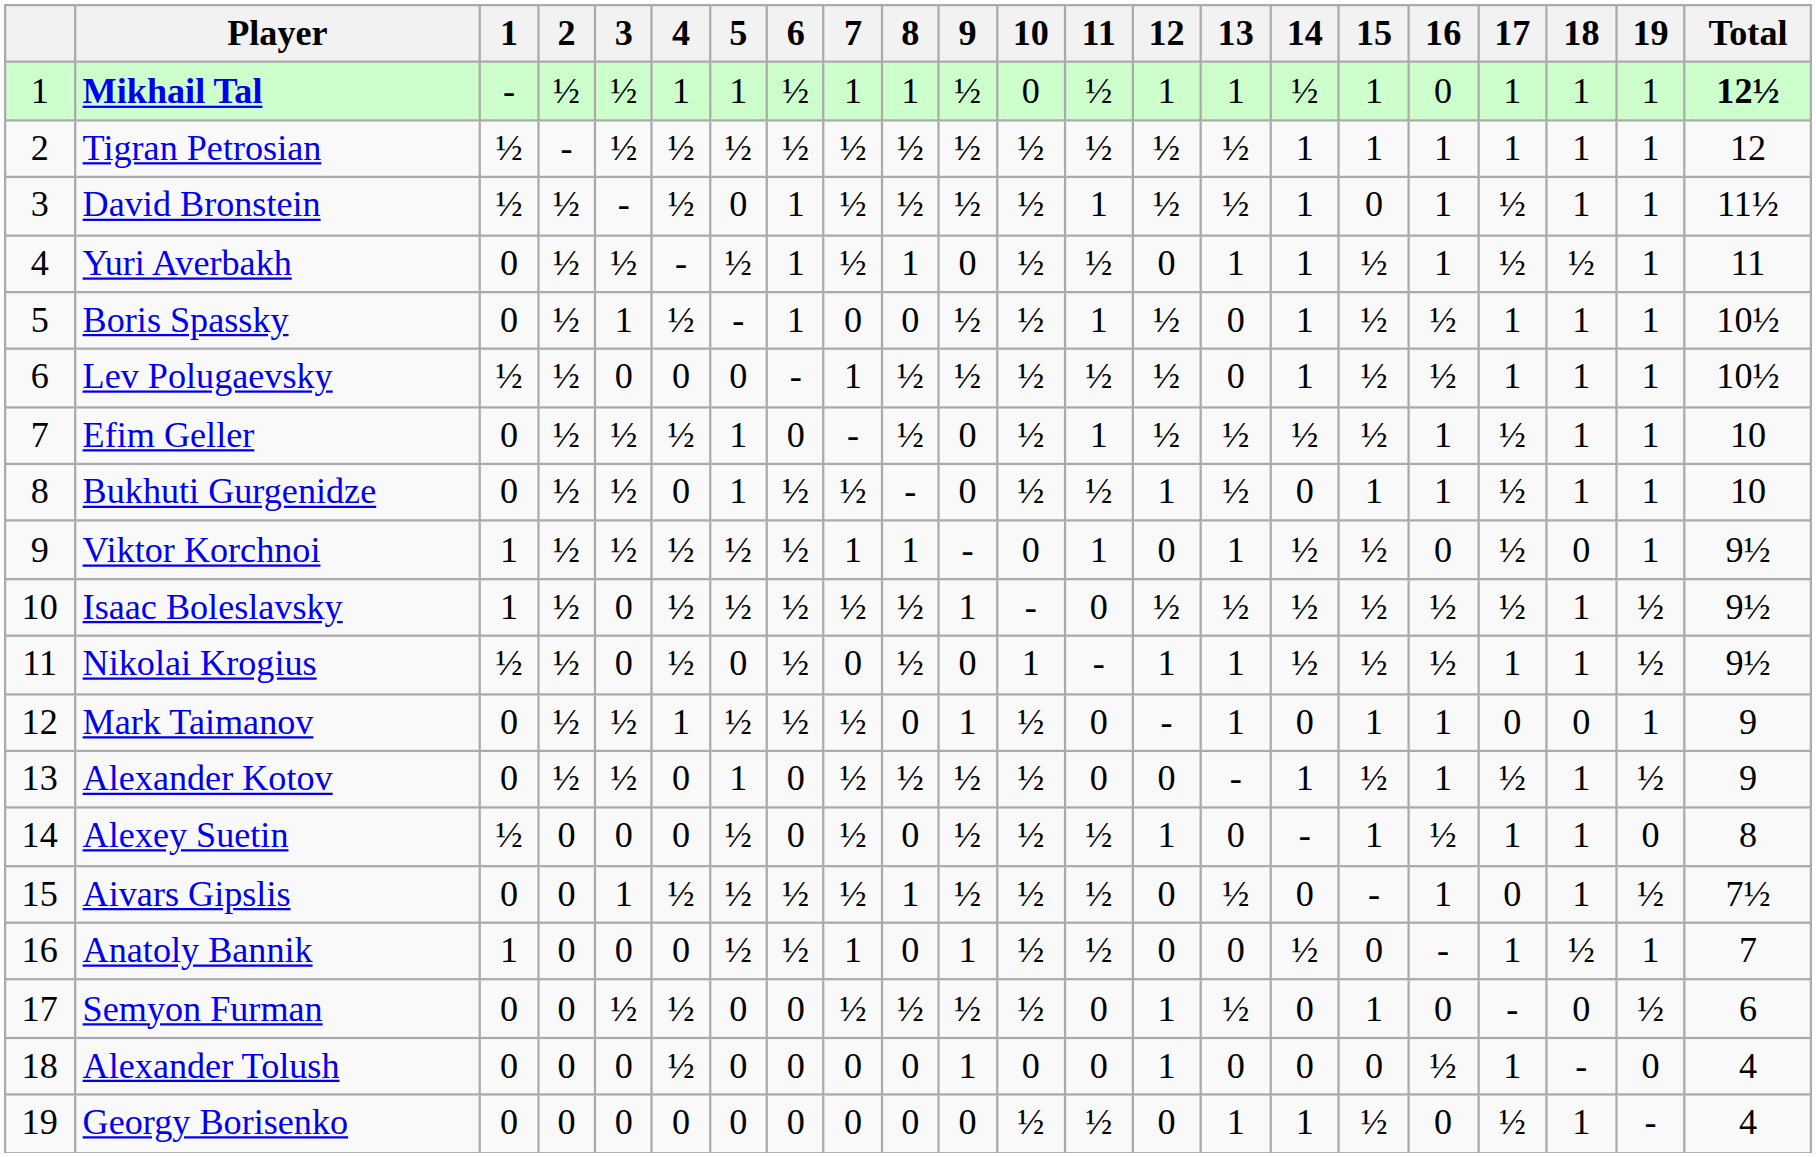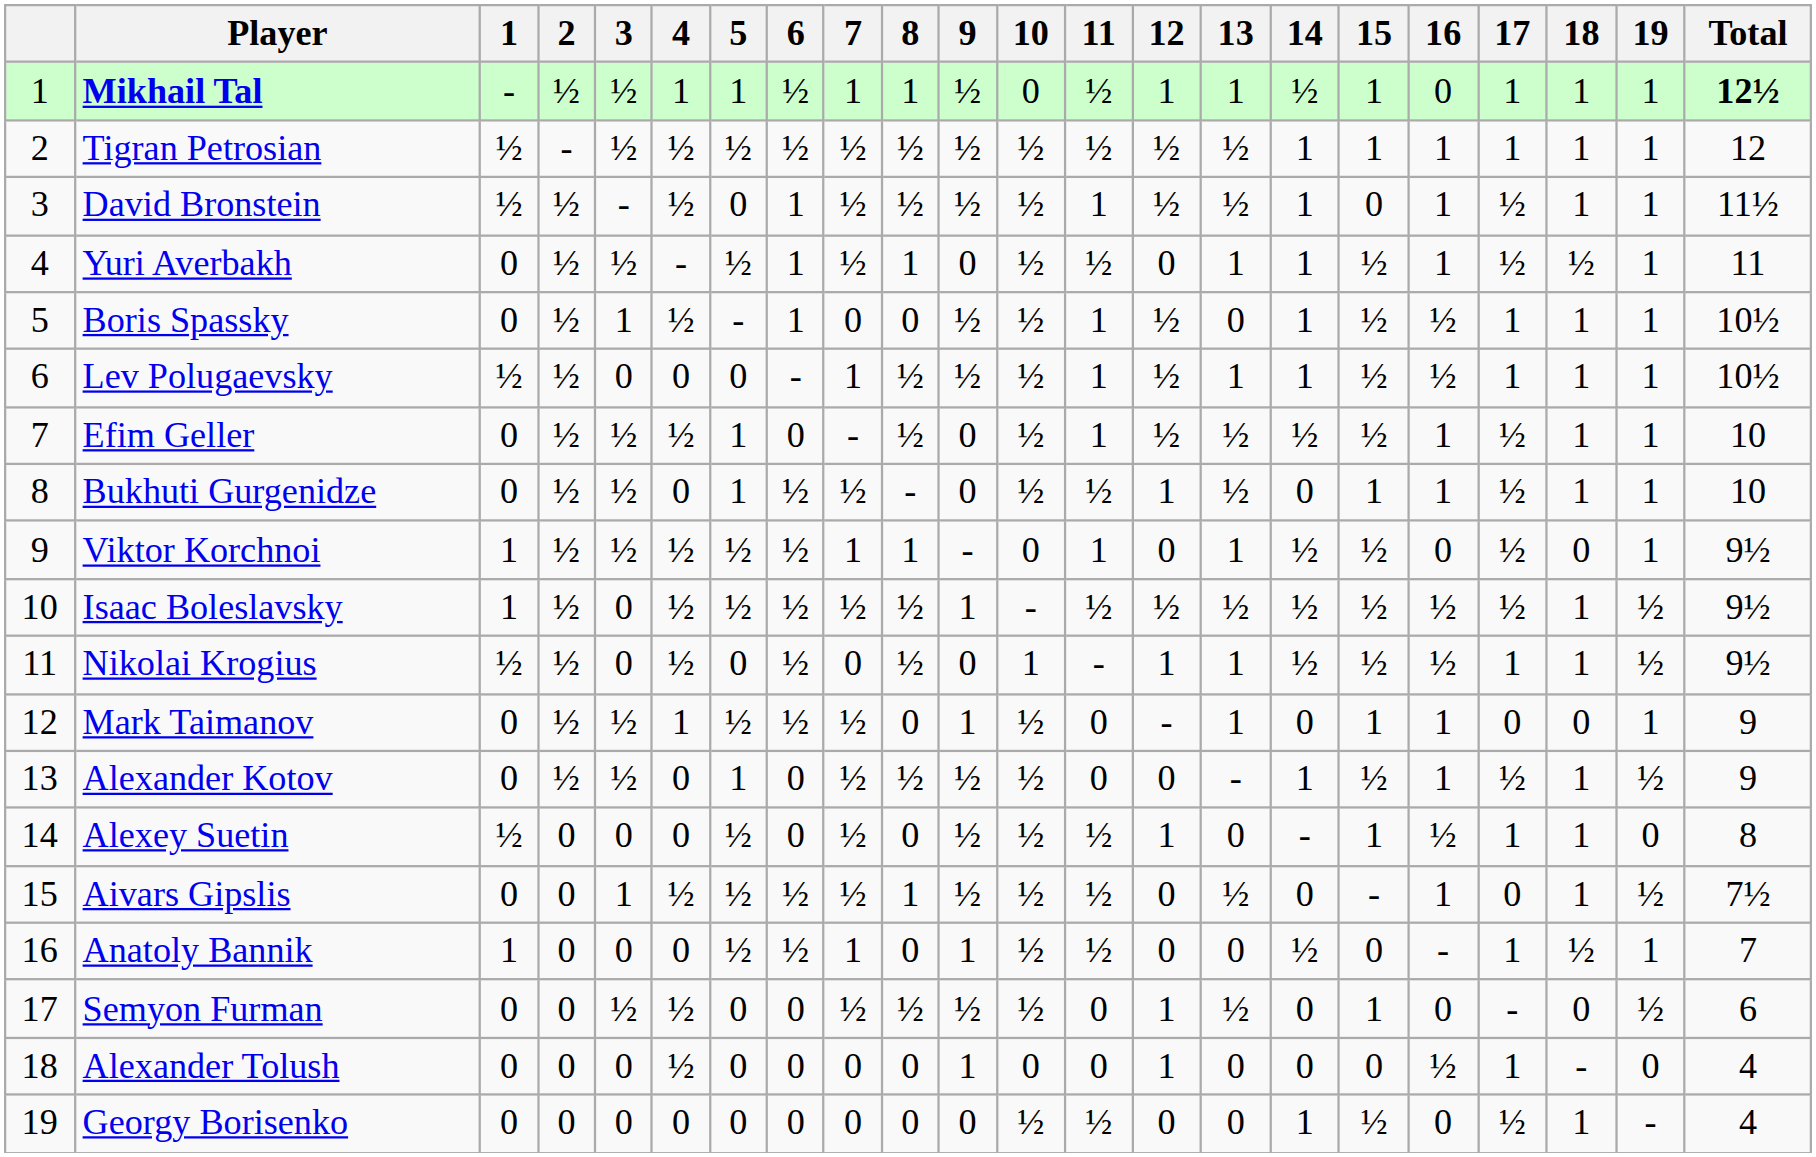(1099, 377) ½ -> (1099, 377) 1
(1236, 377) 0 -> (1236, 377) 1
(1099, 606) 0 -> (1099, 606) ½
(1236, 1122) 1 -> (1236, 1122) 0
